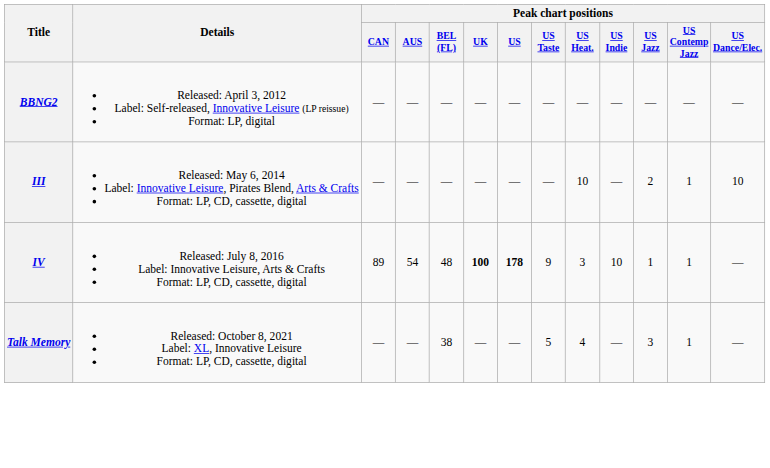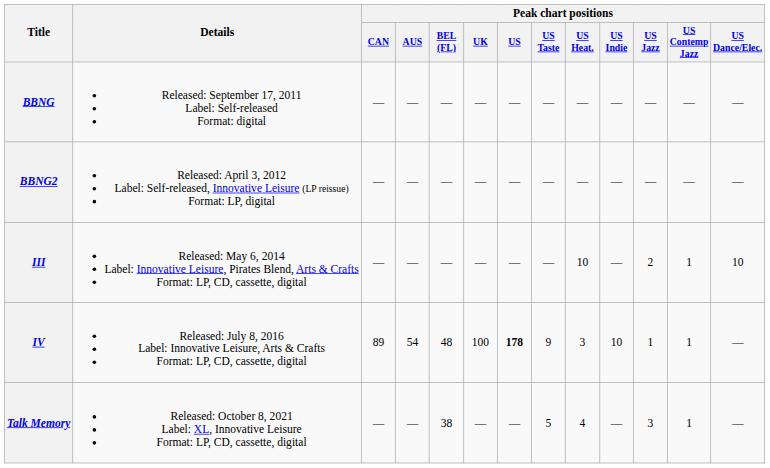+ row: (39, 102)
(480, 262) bold -> (480, 342) normal
